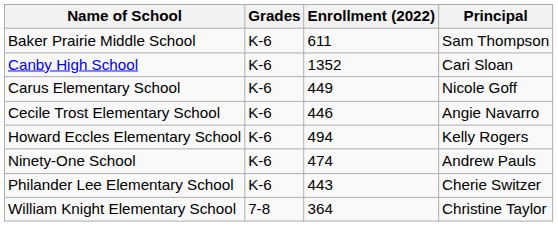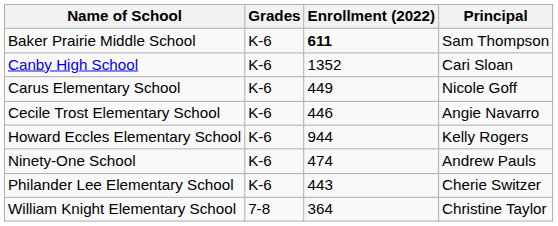(320, 40) normal -> (320, 40) bold
(320, 137) 494 -> (320, 137) 944
